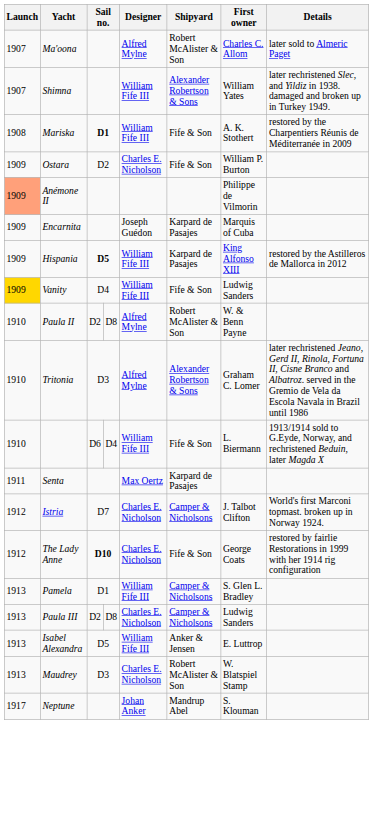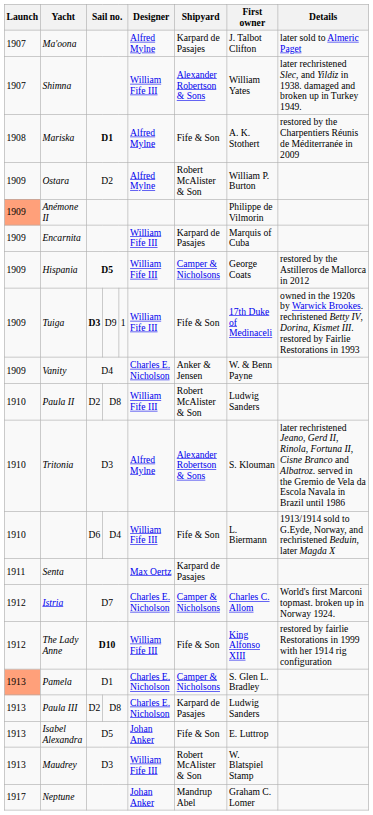(194, 48) Robert McAlister & Son -> (198, 43) Karpard de Pasajes
(243, 48) Charles C. Allom -> (245, 43) J. Talbot Clifton
(137, 133) William Fife III -> (143, 138) Alfred Mylne
(142, 164) Charles E. Nicholson -> (143, 181) Alfred Mylne
(191, 164) Fife & Son -> (196, 181) Robert McAlister & Son
(137, 227) Joseph Guédon -> (146, 238) William Fife III
(191, 259) Karpard de Pasajes -> (198, 269) Camper & Nicholsons
(238, 259) King Alfonso XIII -> (243, 269) George Coats
+ row: (53, 322)
(16, 290) gold background -> (16, 370) no background
(137, 290) William Fife III -> (150, 370) Charles E. Nicholson
(191, 290) Fife & Son -> (194, 370) Anker & Jensen
(238, 290) Ludwig Sanders -> (251, 370) W. & Benn Payne
(134, 321) Alfred Mylne -> (146, 401) William Fife III
(235, 321) W. & Benn Payne -> (244, 401) Ludwig Sanders
(241, 380) Graham C. Lomer -> (252, 465) S. Klouman
(239, 512) J. Talbot Clifton -> (249, 603) Charles C. Allom
(142, 554) Charles E. Nicholson -> (146, 645) William Fife III
(237, 554) George Coats -> (244, 645) King Alfonso XIII
(16, 591) no background -> (16, 682) lightsalmon background
(137, 591) William Fife III -> (150, 682) Charles E. Nicholson
(191, 617) Camper & Nicholsons -> (198, 708) Karpard de Pasajes
(137, 643) William Fife III -> (142, 734) Johan Anker
(186, 643) Anker & Jensen -> (198, 734) Fife & Son
(142, 674) Charles E. Nicholson -> (146, 765) William Fife III
(241, 706) S. Klouman -> (250, 797) Graham C. Lomer
